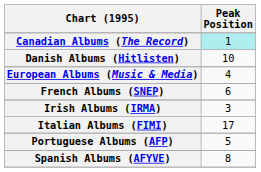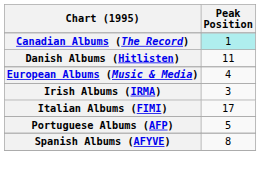(228, 58) 10 -> (228, 58) 11
- row: (103, 92)
